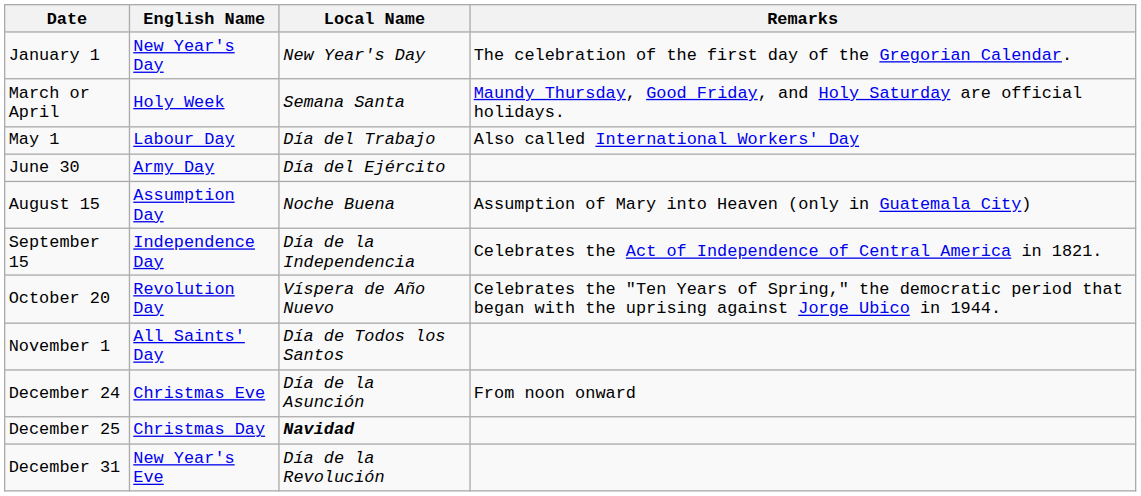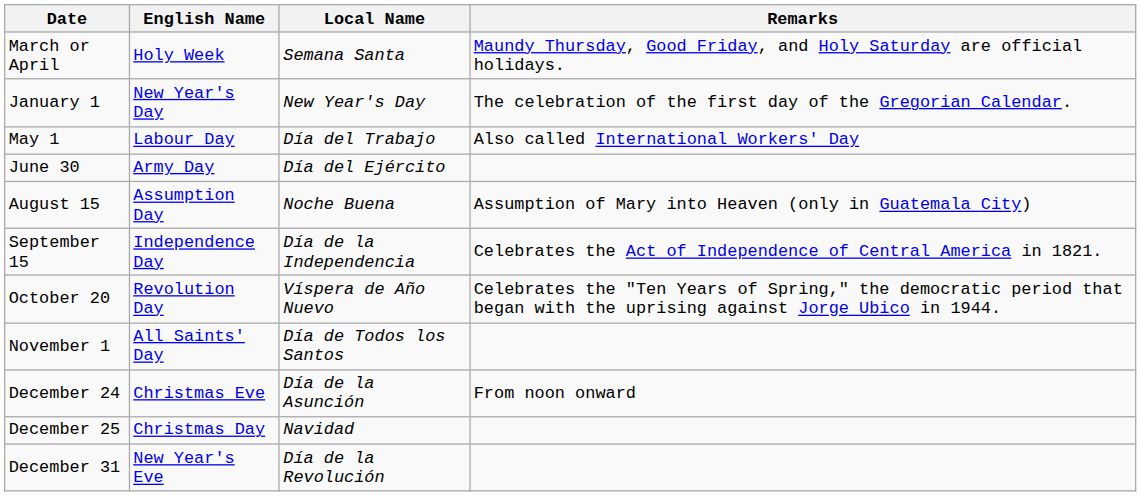rows swapped: (54, 56) <-> (49, 103)
(319, 430) bold -> (319, 430) normal
